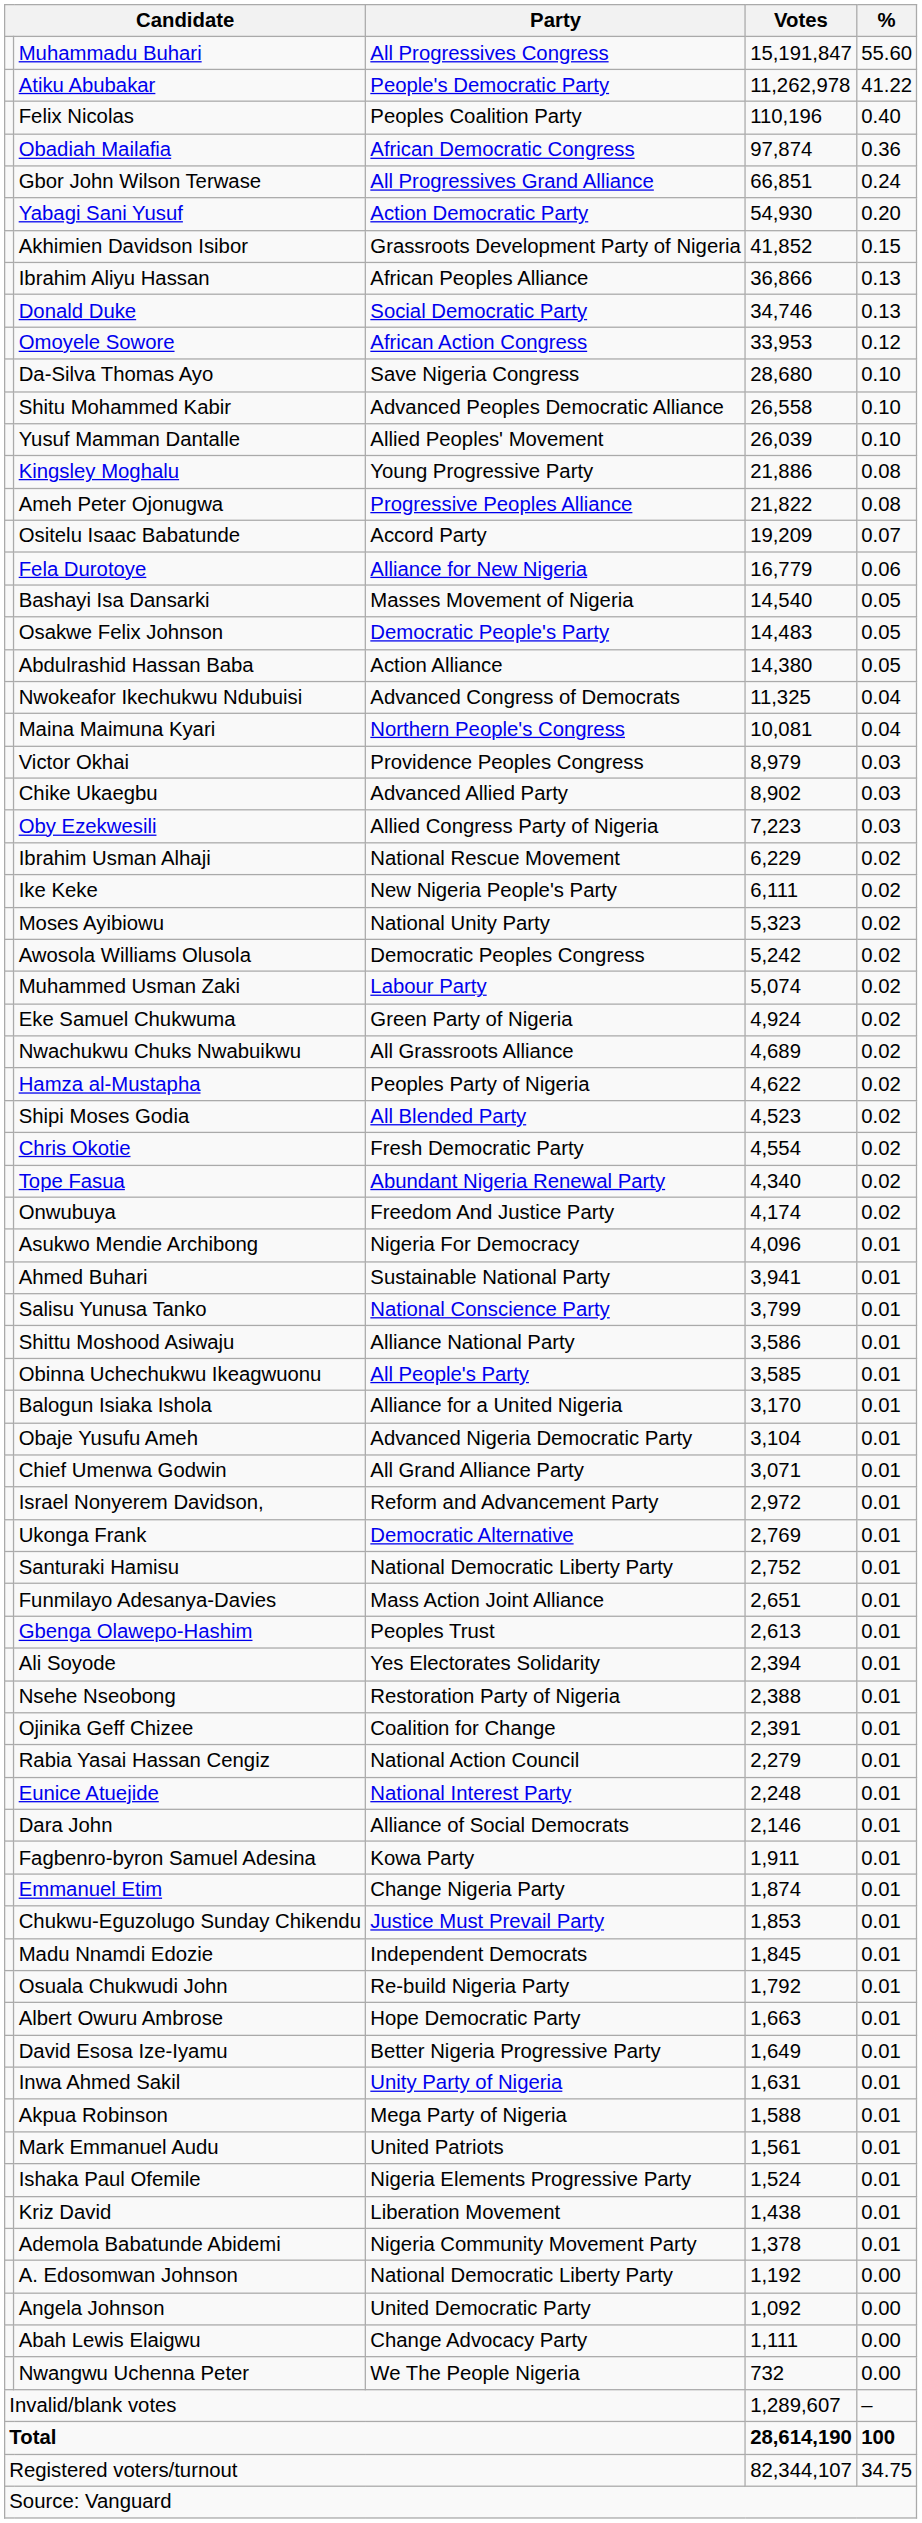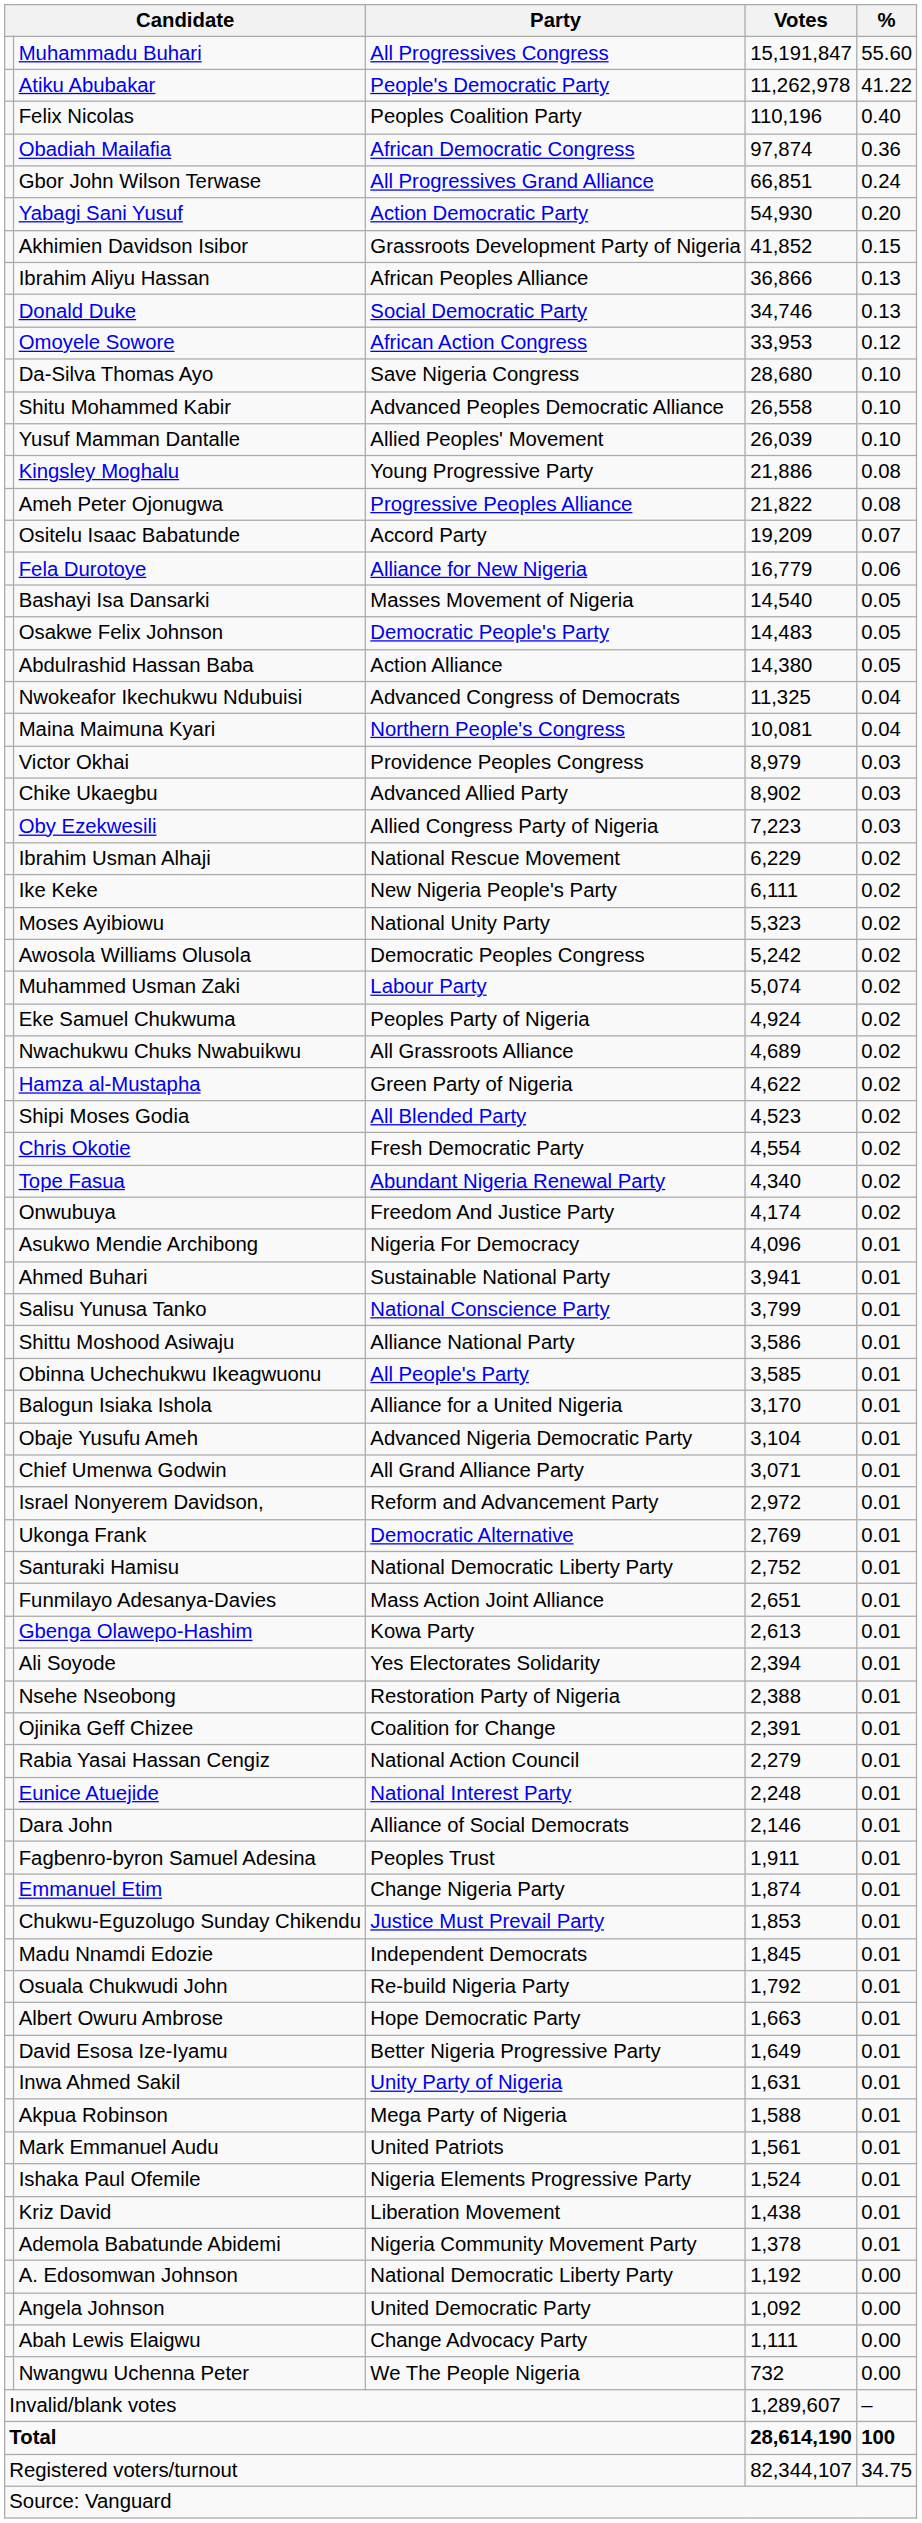(471, 1019) Green Party of Nigeria -> (480, 1019) Peoples Party of Nigeria
(480, 1084) Peoples Party of Nigeria -> (471, 1084) Green Party of Nigeria
(432, 1631) Peoples Trust -> (422, 1631) Kowa Party
(422, 1857) Kowa Party -> (432, 1857) Peoples Trust
